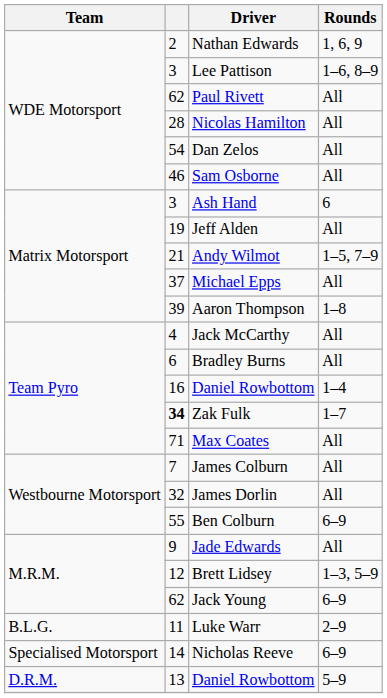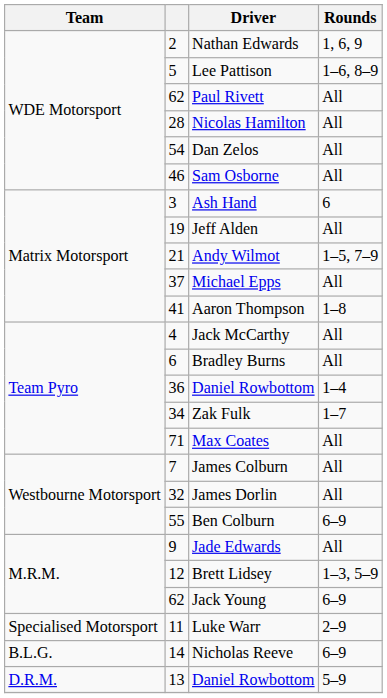(172, 70) 3 -> (172, 70) 5
(176, 308) 39 -> (176, 308) 41
(176, 387) 16 -> (176, 387) 36
(176, 414) bold -> (176, 414) normal
(30, 626) B.L.G. -> (83, 626) Specialised Motorsport
(83, 652) Specialised Motorsport -> (30, 652) B.L.G.
